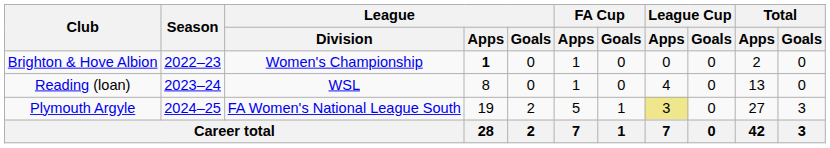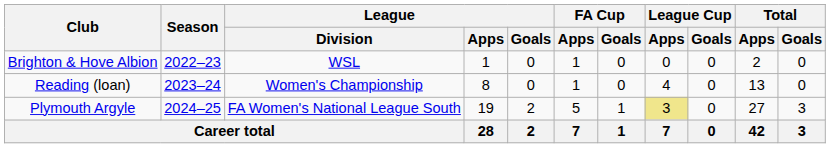(344, 62) Women's Championship -> (344, 62) WSL
(486, 62) bold -> (486, 62) normal
(344, 85) WSL -> (344, 85) Women's Championship
